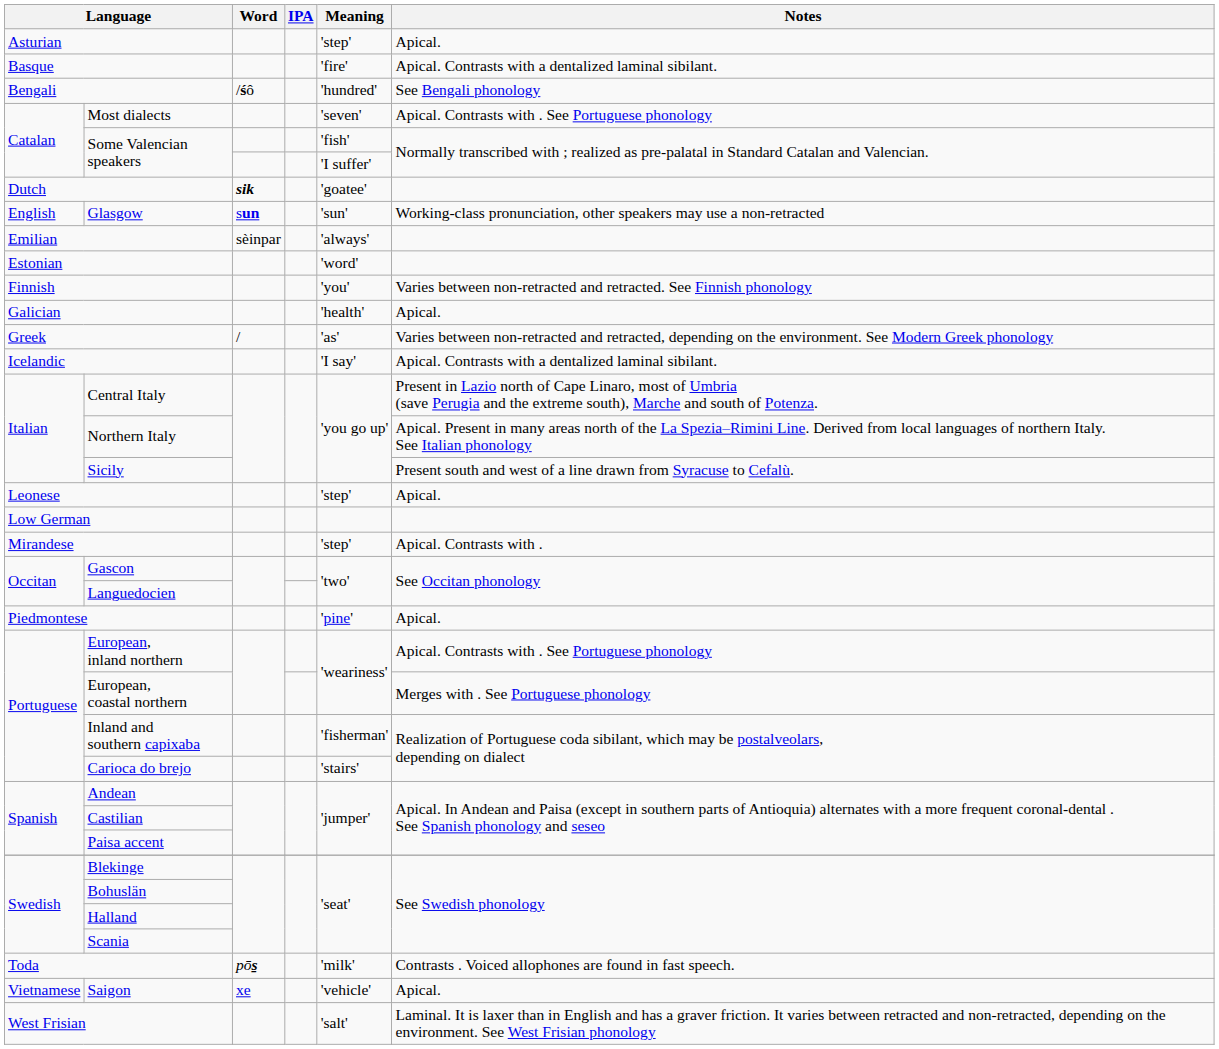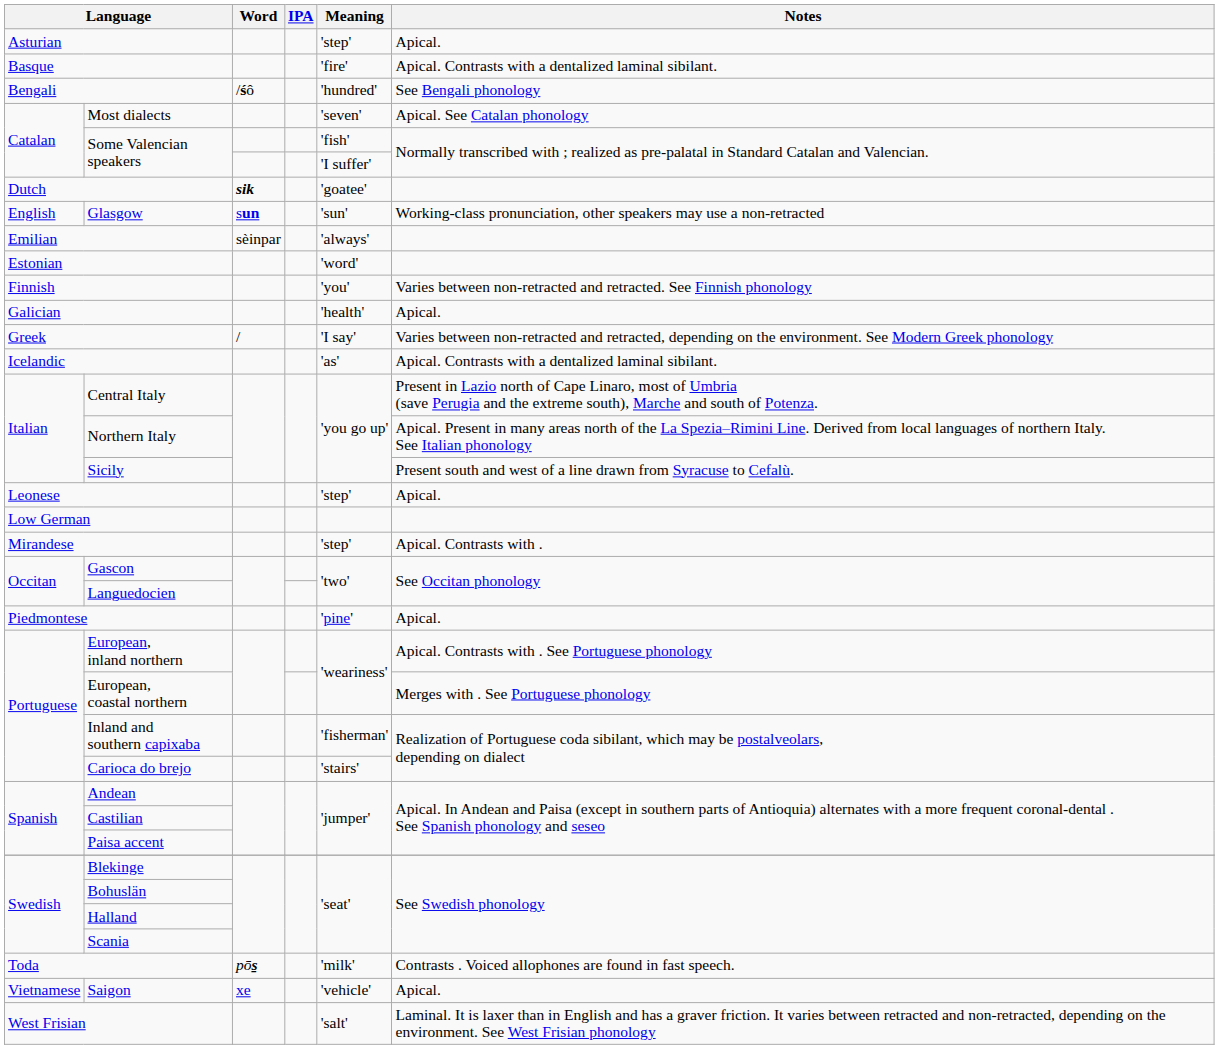(554, 115) Apical. Contrasts with . See Portuguese phonology -> (492, 115) Apical. See Catalan phonology
(330, 336) 'as' -> (338, 336) 'I say'
(338, 361) 'I say' -> (330, 361) 'as'
